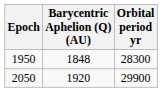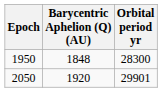(136, 78) 29900 -> (136, 78) 29901
